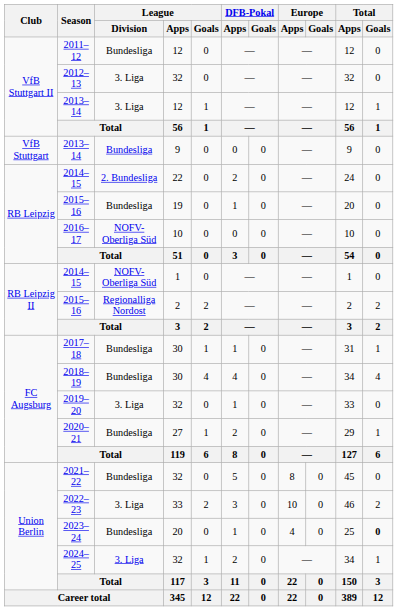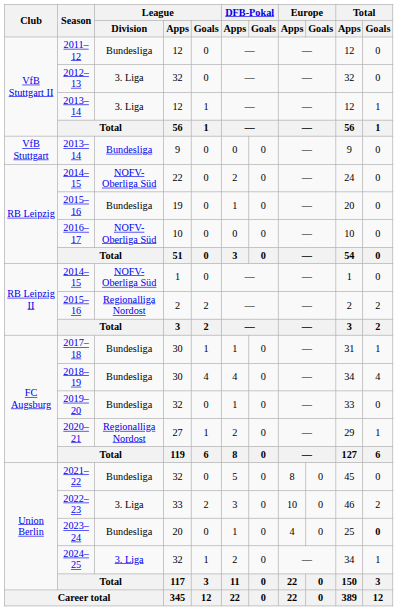(129, 178) 2. Bundesliga -> (129, 178) NOFV-Oberliga Süd
(129, 404) 3. Liga -> (129, 404) Bundesliga
(129, 432) Bundesliga -> (129, 432) Regionalliga Nordost
